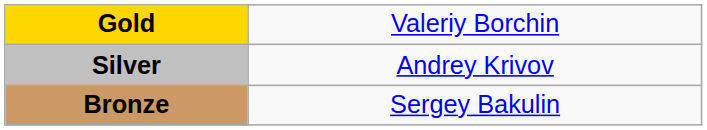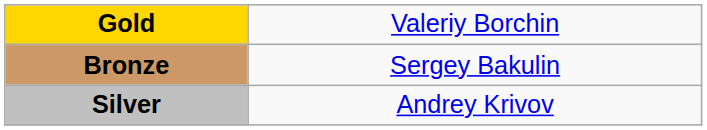rows swapped: (126, 64) <-> (126, 104)
